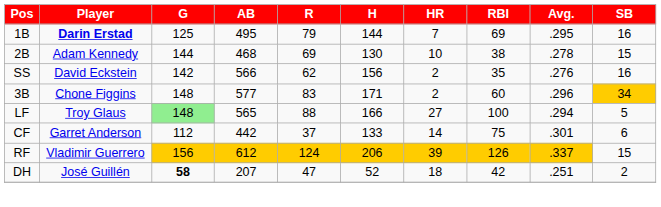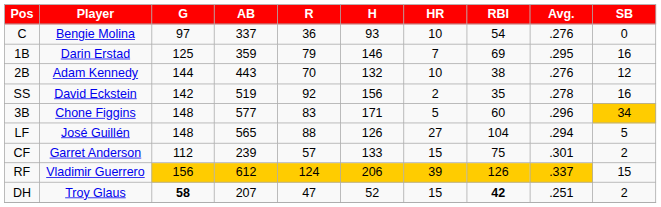+ row: (22, 34)
(95, 34) bold -> (95, 53) normal
(246, 34) 495 -> (246, 53) 359
(372, 34) 144 -> (372, 53) 146
(246, 53) 468 -> (246, 73) 443
(309, 53) 69 -> (309, 73) 70
(372, 53) 130 -> (372, 73) 132
(561, 53) .278 -> (561, 73) .276
(624, 53) 15 -> (624, 73) 12
(246, 73) 566 -> (246, 93) 519
(309, 73) 62 -> (309, 93) 92
(561, 73) .276 -> (561, 93) .278
(435, 93) 2 -> (435, 113) 5
(95, 113) Troy Glaus -> (95, 133) José Guillén
(183, 113) lightgreen background -> (183, 133) no background
(372, 113) 166 -> (372, 133) 126
(498, 113) 100 -> (498, 133) 104
(246, 133) 442 -> (246, 152) 239
(309, 133) 37 -> (309, 152) 57
(435, 133) 14 -> (435, 152) 15
(624, 133) 6 -> (624, 152) 2
(95, 172) José Guillén -> (95, 192) Troy Glaus
(435, 172) 18 -> (435, 192) 15
(498, 172) normal -> (498, 192) bold
